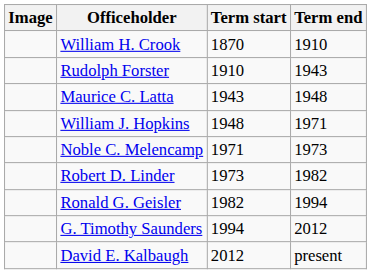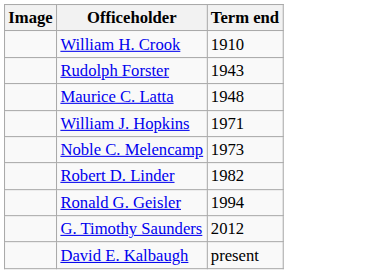- column: (249, 17)
